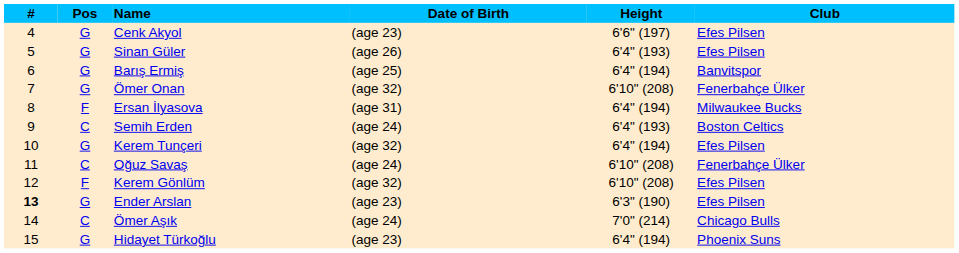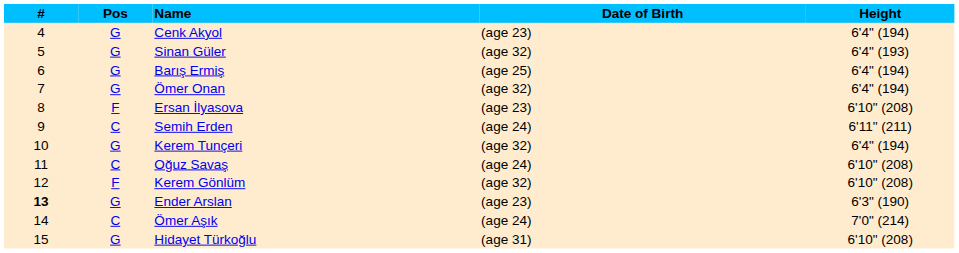- column: (825, 13)
(641, 32) 6'6" (197) -> (880, 32) 6'4" (194)
(377, 51) (age 26) -> (506, 51) (age 32)
(641, 89) 6'10" (208) -> (880, 89) 6'4" (194)
(377, 107) (age 31) -> (506, 107) (age 23)
(641, 107) 6'4" (194) -> (880, 107) 6'10" (208)
(641, 126) 6'4" (193) -> (880, 126) 6'11" (211)
(377, 239) (age 23) -> (506, 239) (age 31)
(641, 239) 6'4" (194) -> (880, 239) 6'10" (208)
